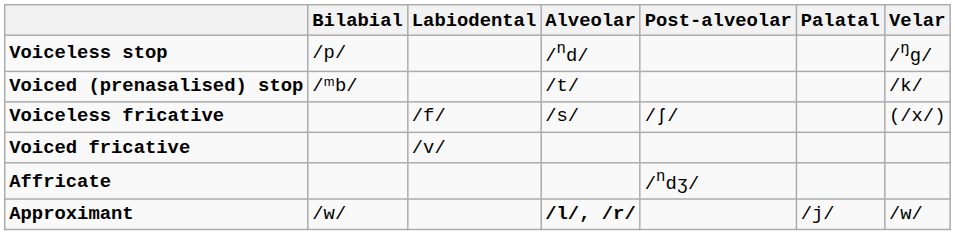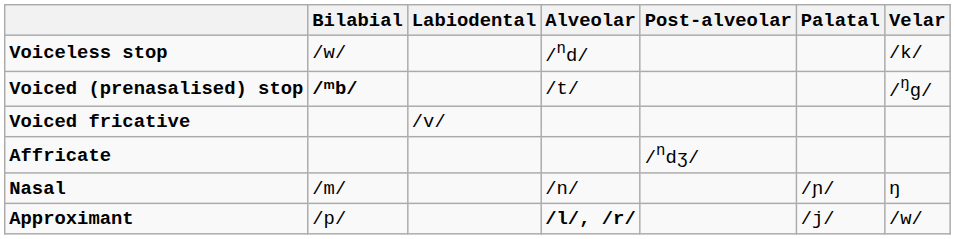(329, 53) /p/ -> (329, 53) /w/
(911, 53) /ŋg/ -> (906, 53) /k/
(335, 86) normal -> (335, 89) bold
(906, 86) /k/ -> (911, 89) /ŋg/
- row: (117, 117)
+ row: (37, 188)
(329, 214) /w/ -> (329, 219) /p/
